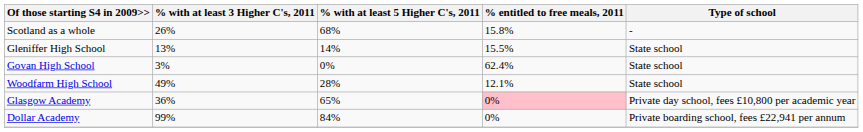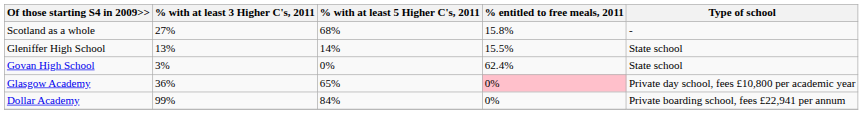(165, 30) 26% -> (165, 30) 27%
- row: (59, 83)
